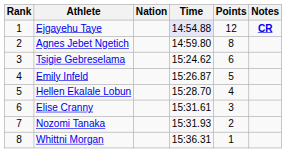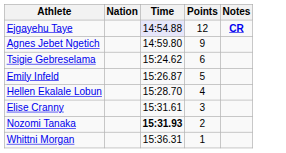- column: (19, 12)
(231, 44) 8 -> (202, 44) 9
(191, 124) normal -> (162, 124) bold
